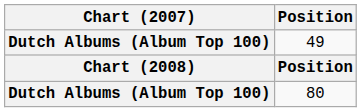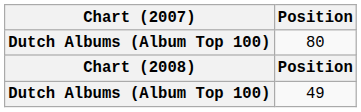rows swapped: (315, 43) <-> (315, 94)
